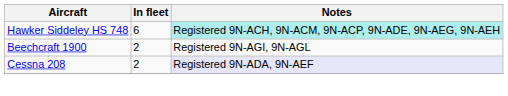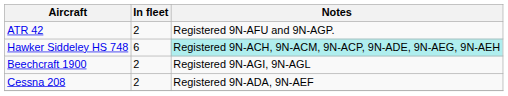+ row: (25, 30)
(243, 64) lavender background -> (243, 82) no background
